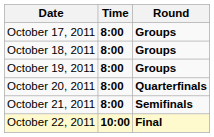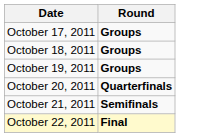- column: (115, 13)
